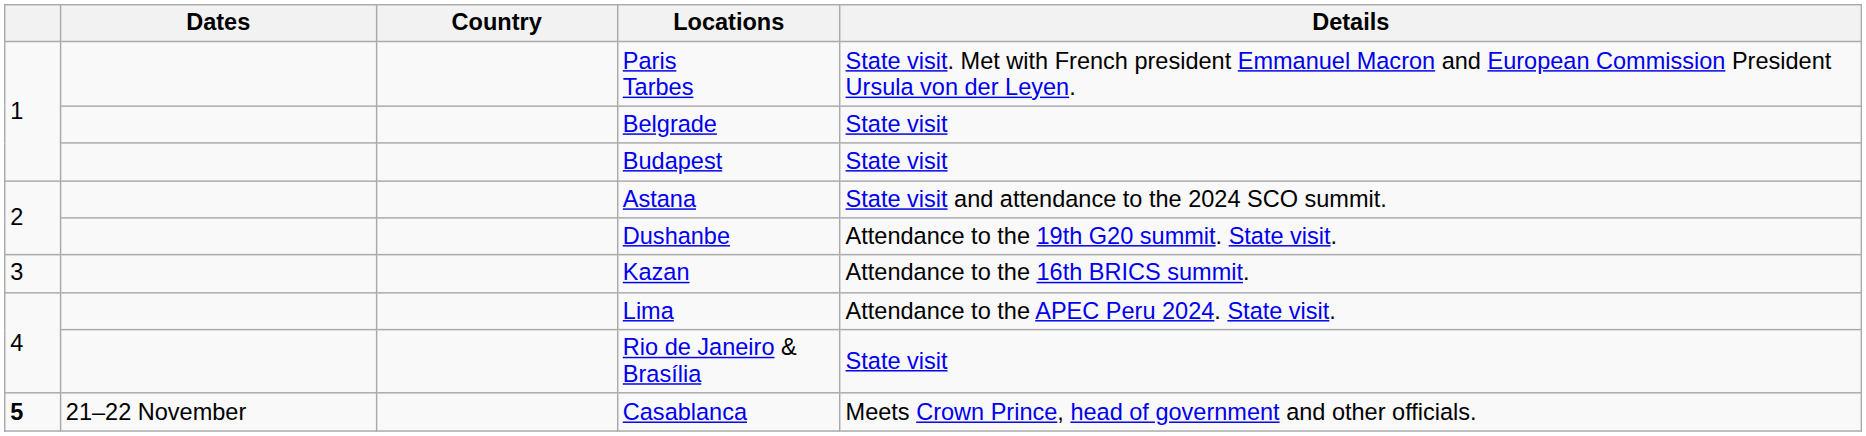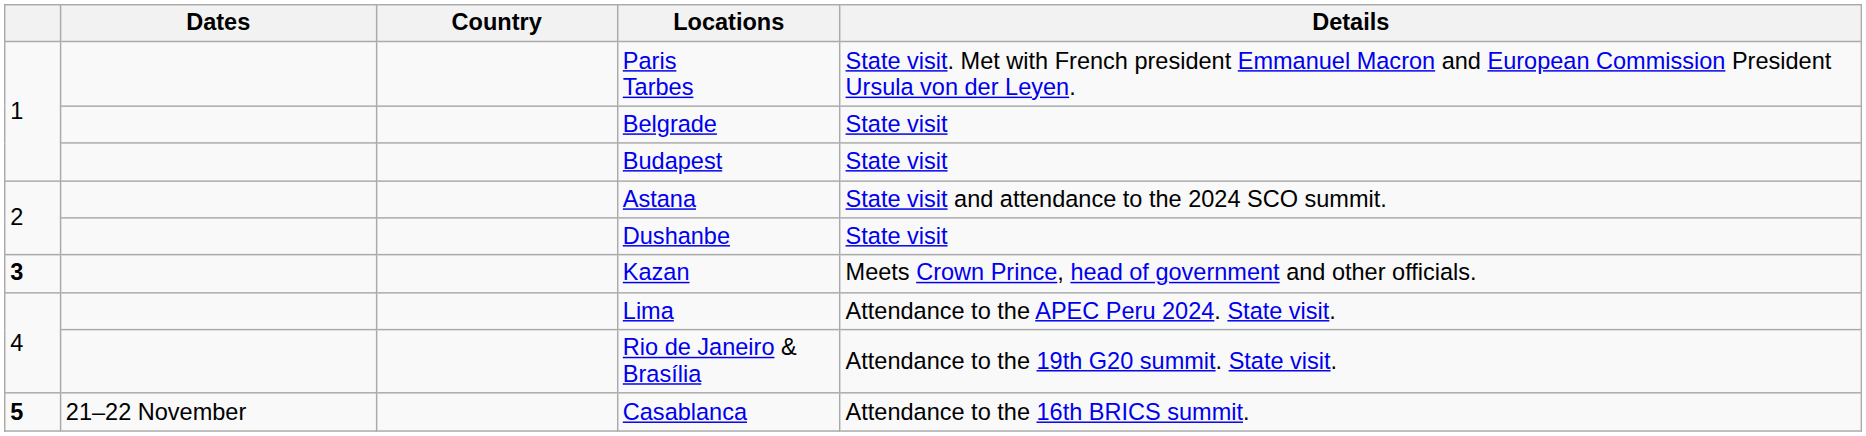(1091, 236) Attendance to the 19th G20 summit. State visit. -> (897, 236) State visit
(17, 273) normal -> (17, 273) bold
(1048, 273) Attendance to the 16th BRICS summit. -> (1161, 273) Meets Crown Prince, head of government and other officials.
(897, 361) State visit -> (1091, 361) Attendance to the 19th G20 summit. State visit.
(1161, 411) Meets Crown Prince, head of government and other officials. -> (1048, 411) Attendance to the 16th BRICS summit.
